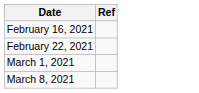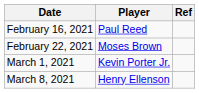+ column: (134, 12)
